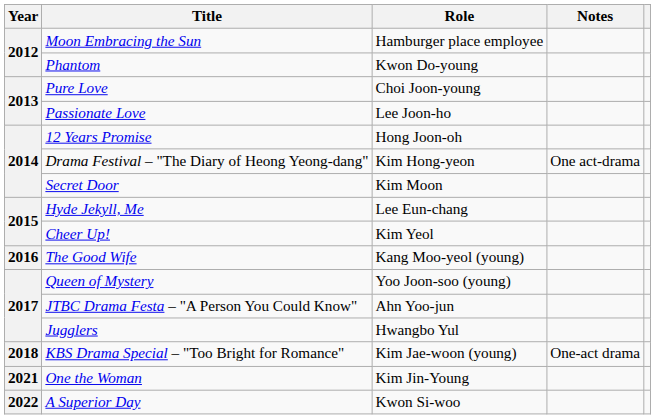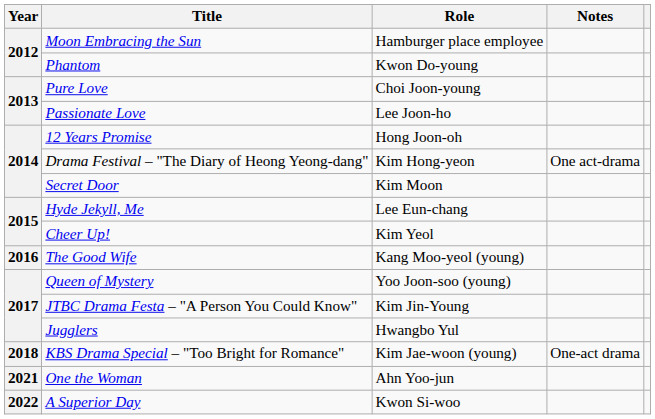(415, 305) Ahn Yoo-jun -> (422, 305) Kim Jin-Young
(422, 378) Kim Jin-Young -> (415, 378) Ahn Yoo-jun
